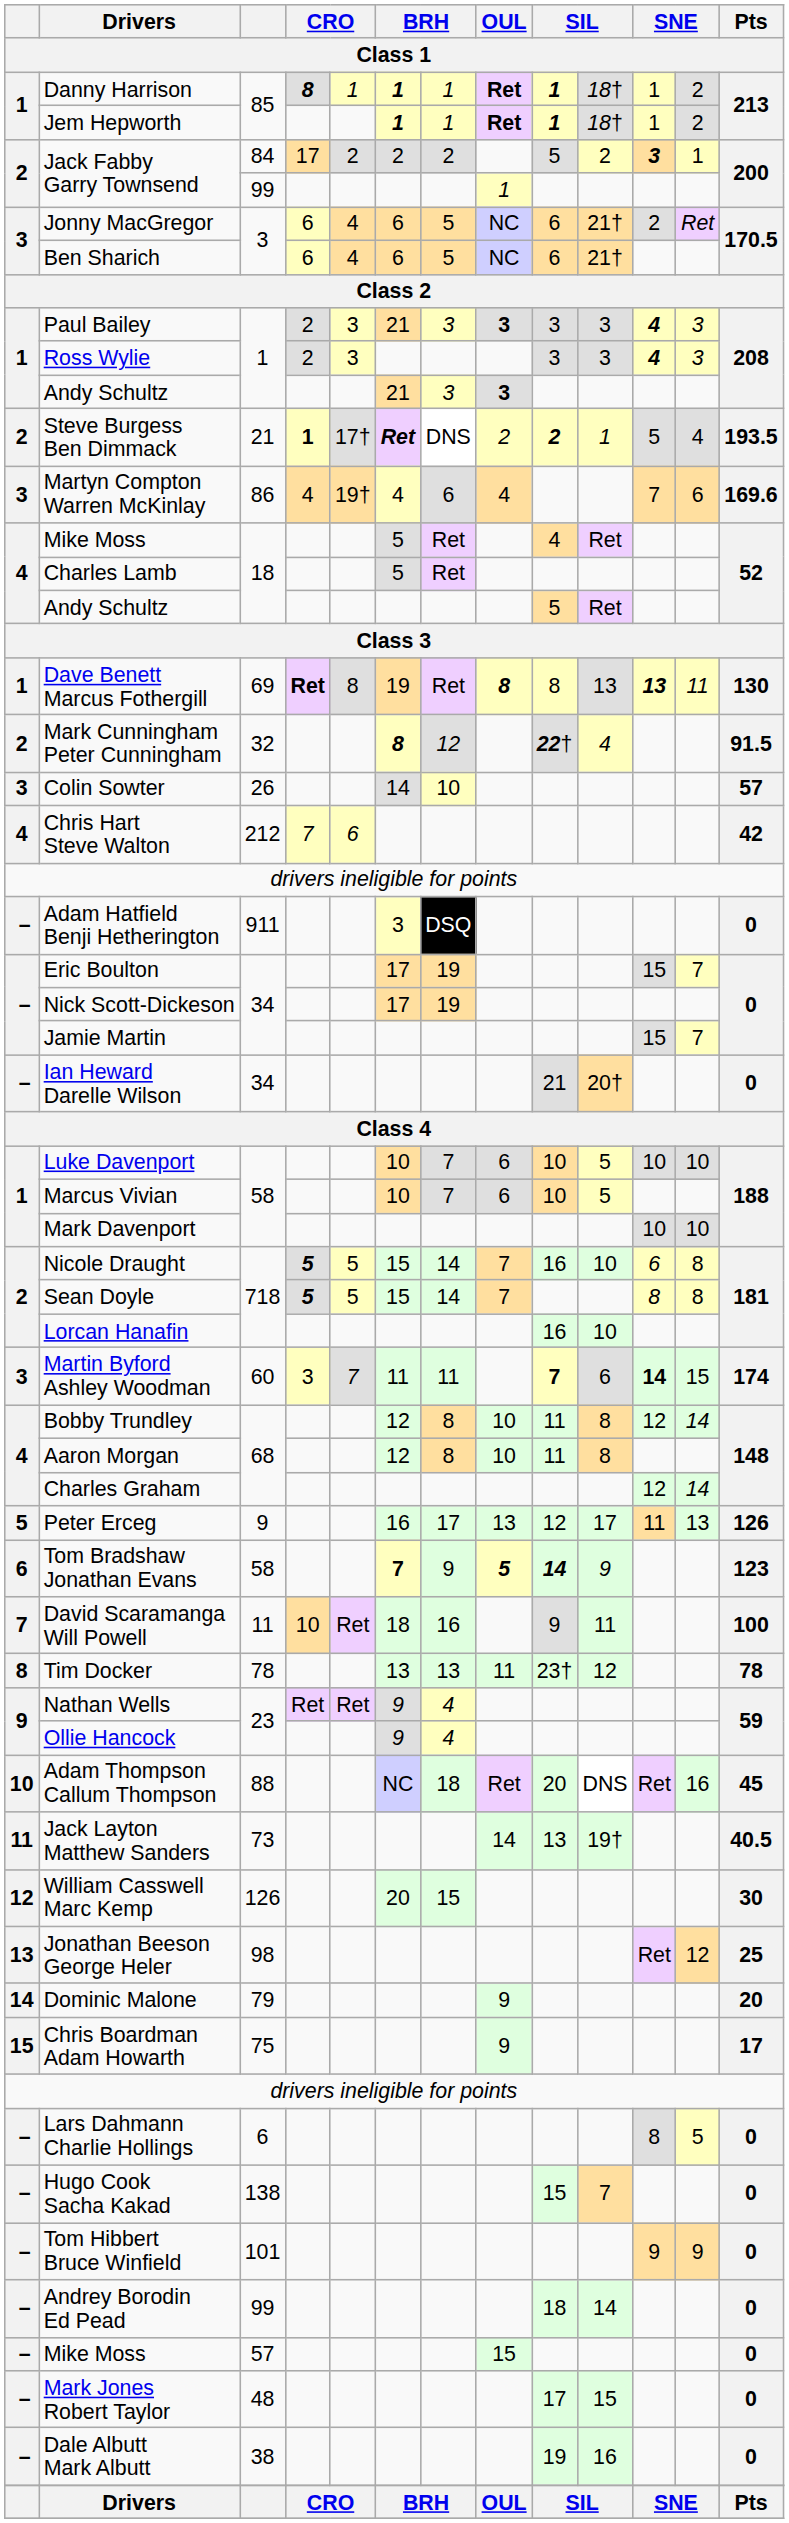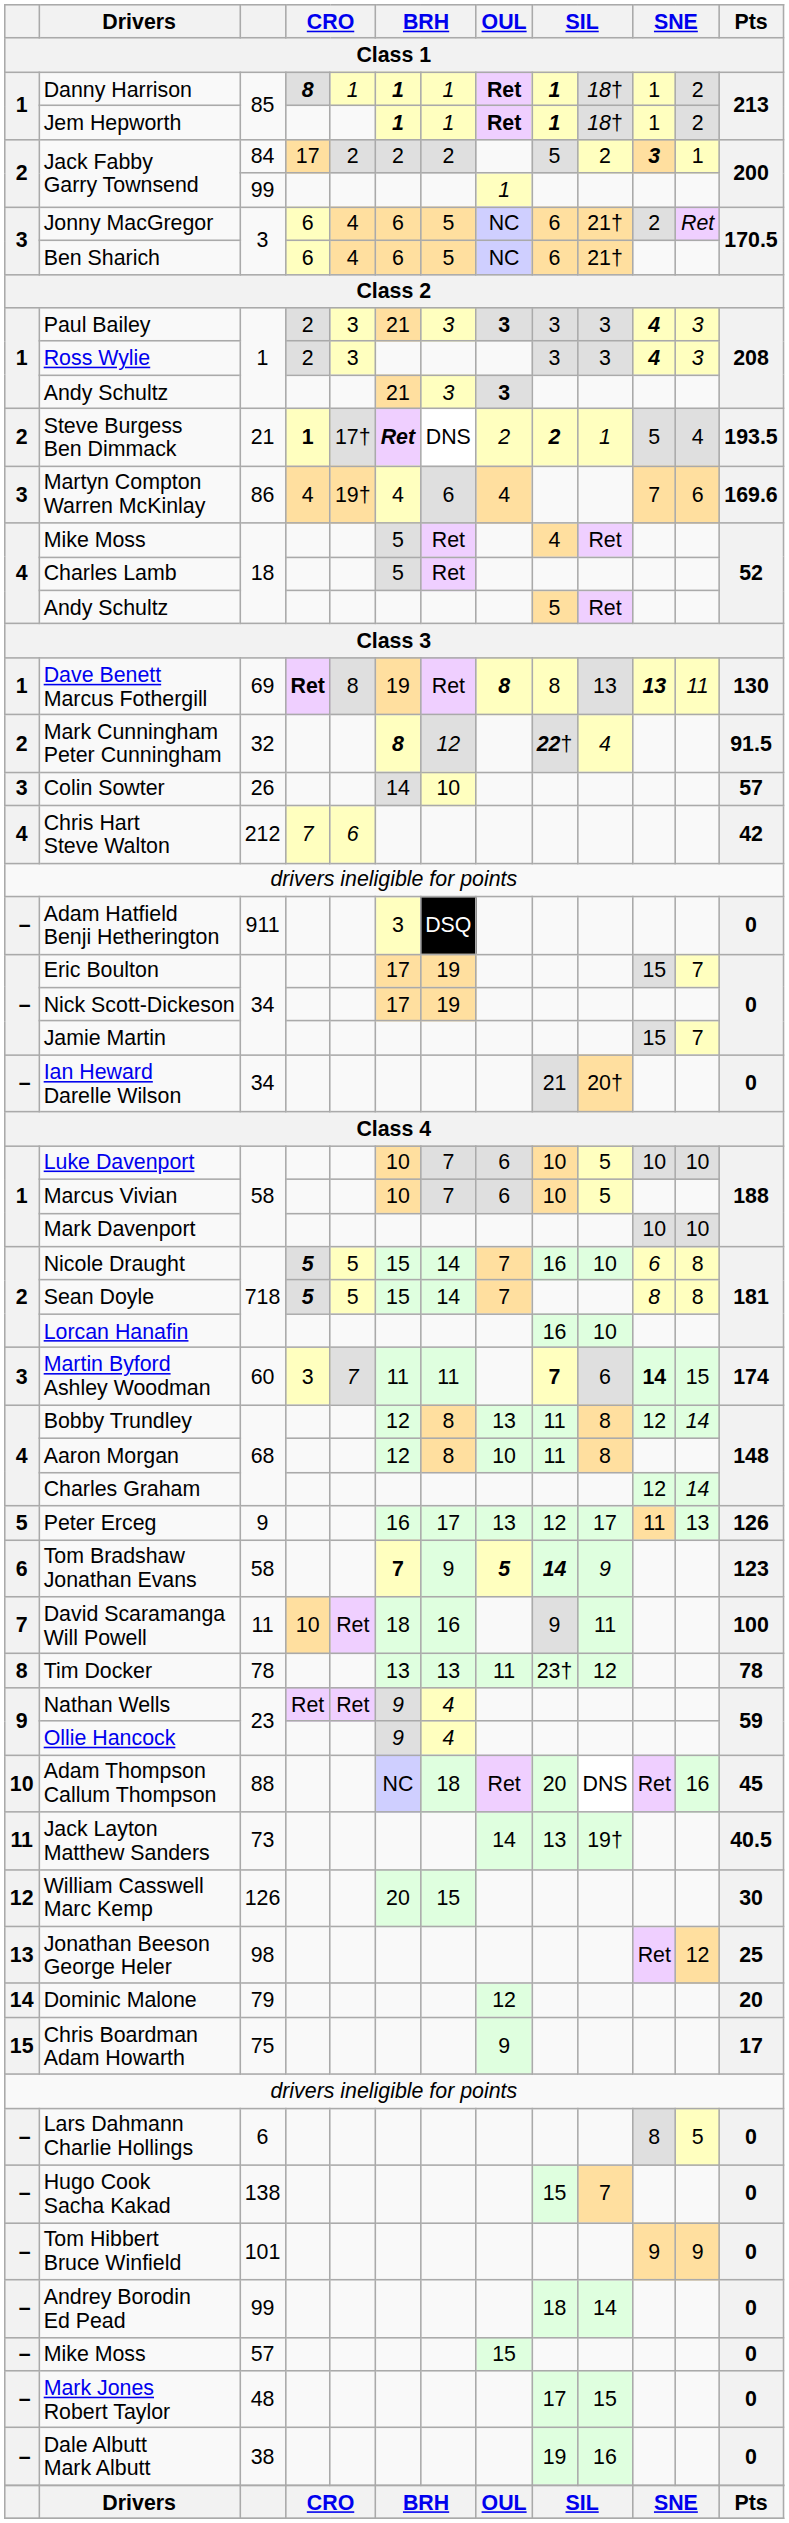(504, 1421) 10 -> (504, 1421) 13
(504, 2000) 9 -> (504, 2000) 12
